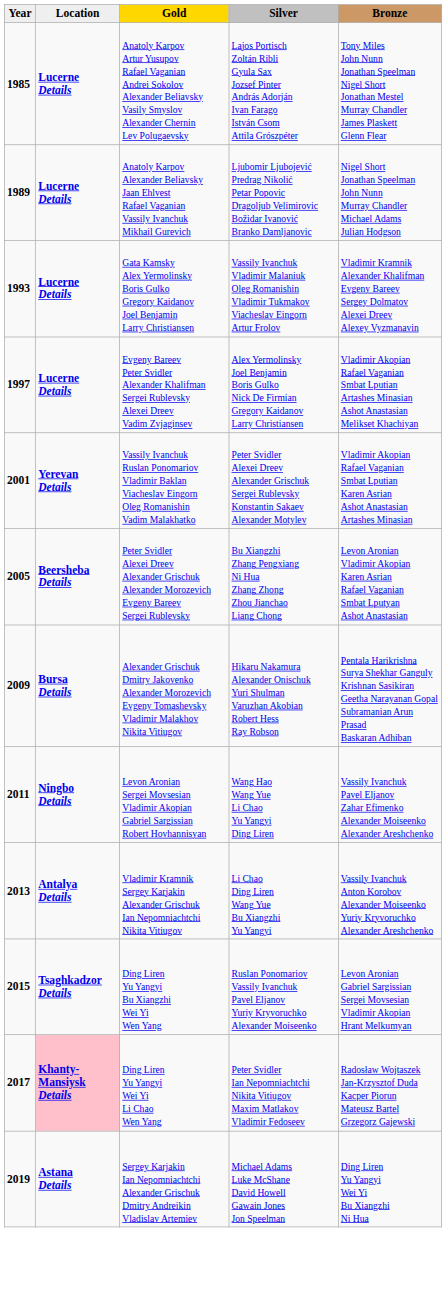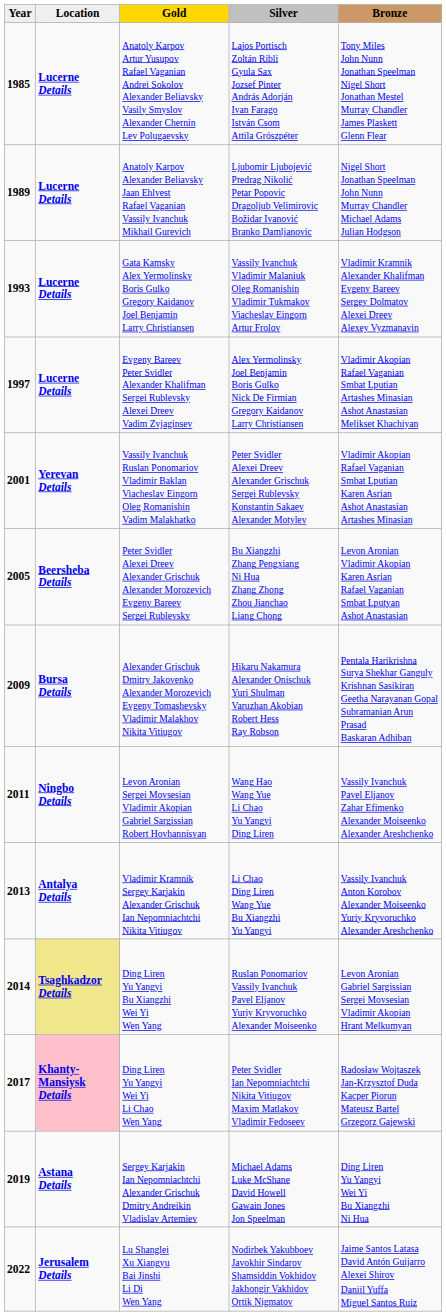(19, 986) 2015 -> (19, 986) 2014
(70, 986) no background -> (70, 986) khaki background
+ row: (146, 1276)
